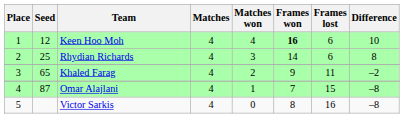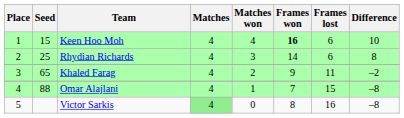(45, 40) 12 -> (45, 40) 15
(45, 89) 87 -> (45, 89) 88
(211, 105) no background -> (211, 105) lightgreen background
